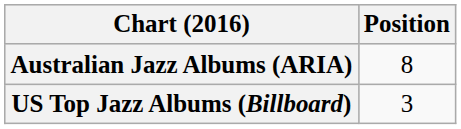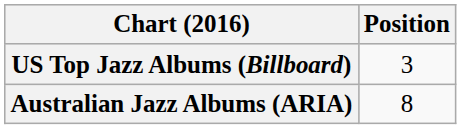rows swapped: (181, 63) <-> (181, 103)
